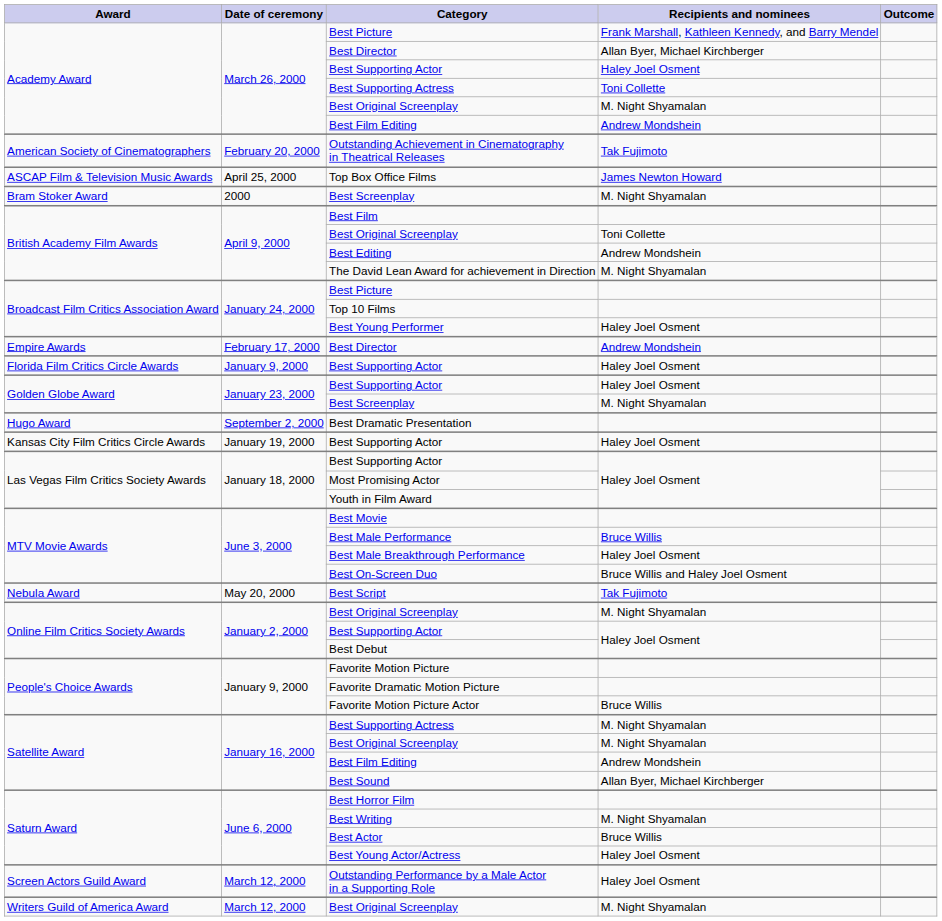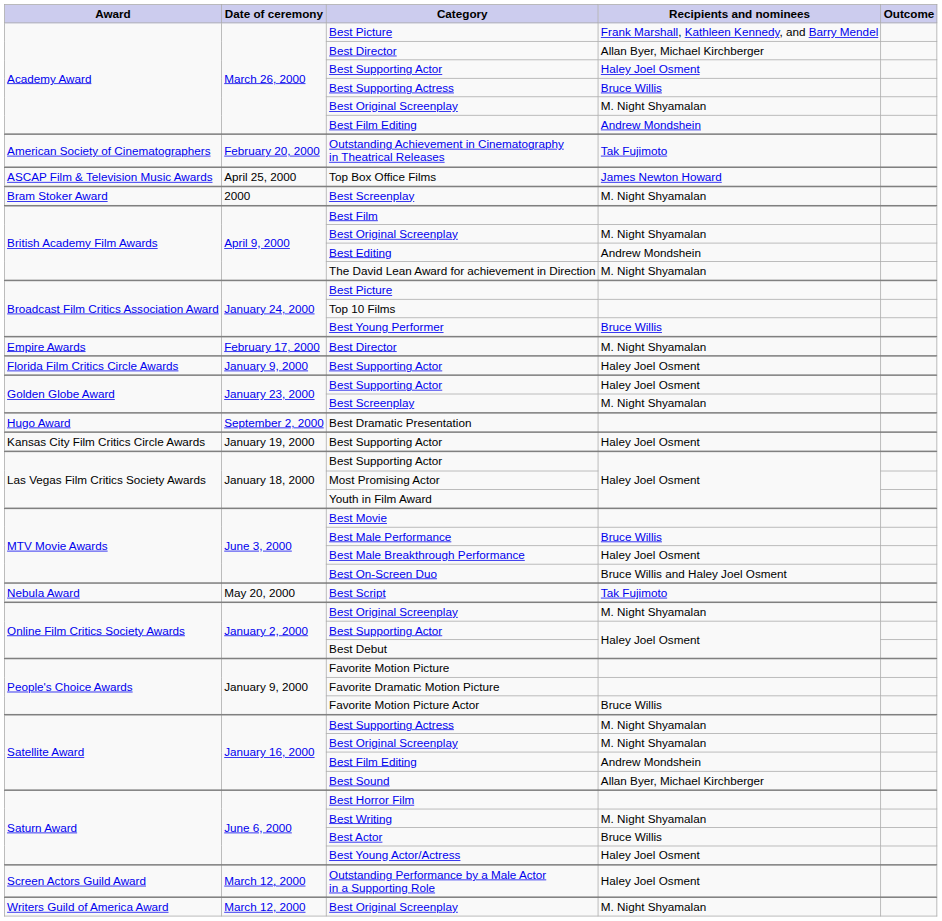(633, 88) Toni Collette -> (631, 88) Bruce Willis
(633, 234) Toni Collette -> (654, 234) M. Night Shyamalan
(650, 327) Haley Joel Osment -> (631, 327) Bruce Willis
(651, 347) Andrew Mondshein -> (654, 347) M. Night Shyamalan
